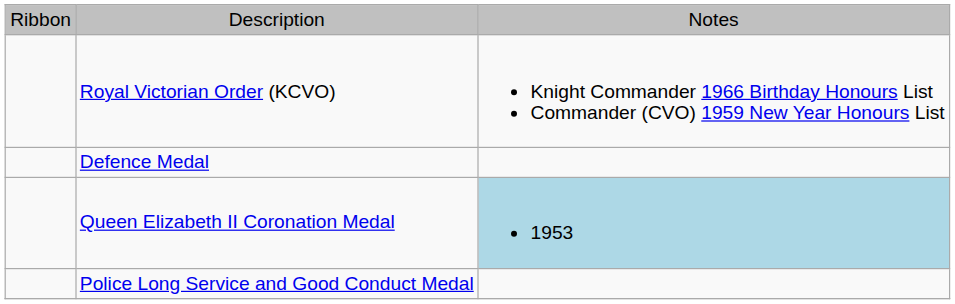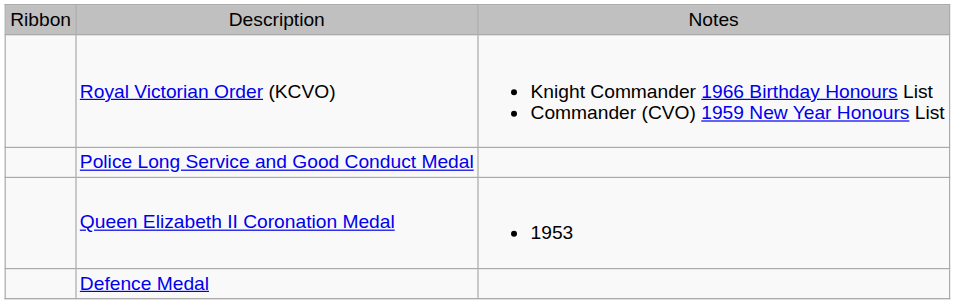rows swapped: (144, 162) <-> (277, 283)
(714, 234) lightblue background -> (714, 234) no background
